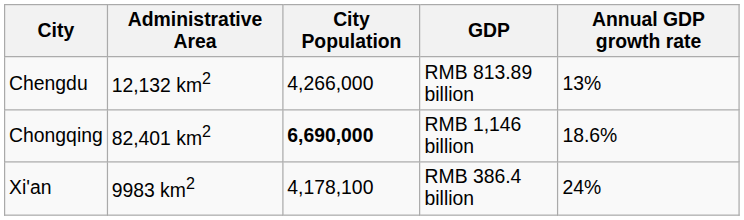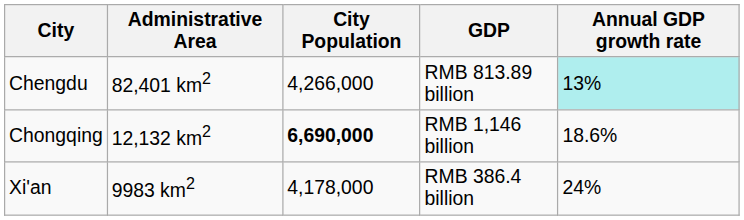(161, 83) 12,132 km2 -> (161, 83) 82,401 km2
(582, 83) no background -> (582, 83) paleturquoise background
(161, 135) 82,401 km2 -> (161, 135) 12,132 km2
(330, 188) 4,178,100 -> (330, 188) 4,178,000
